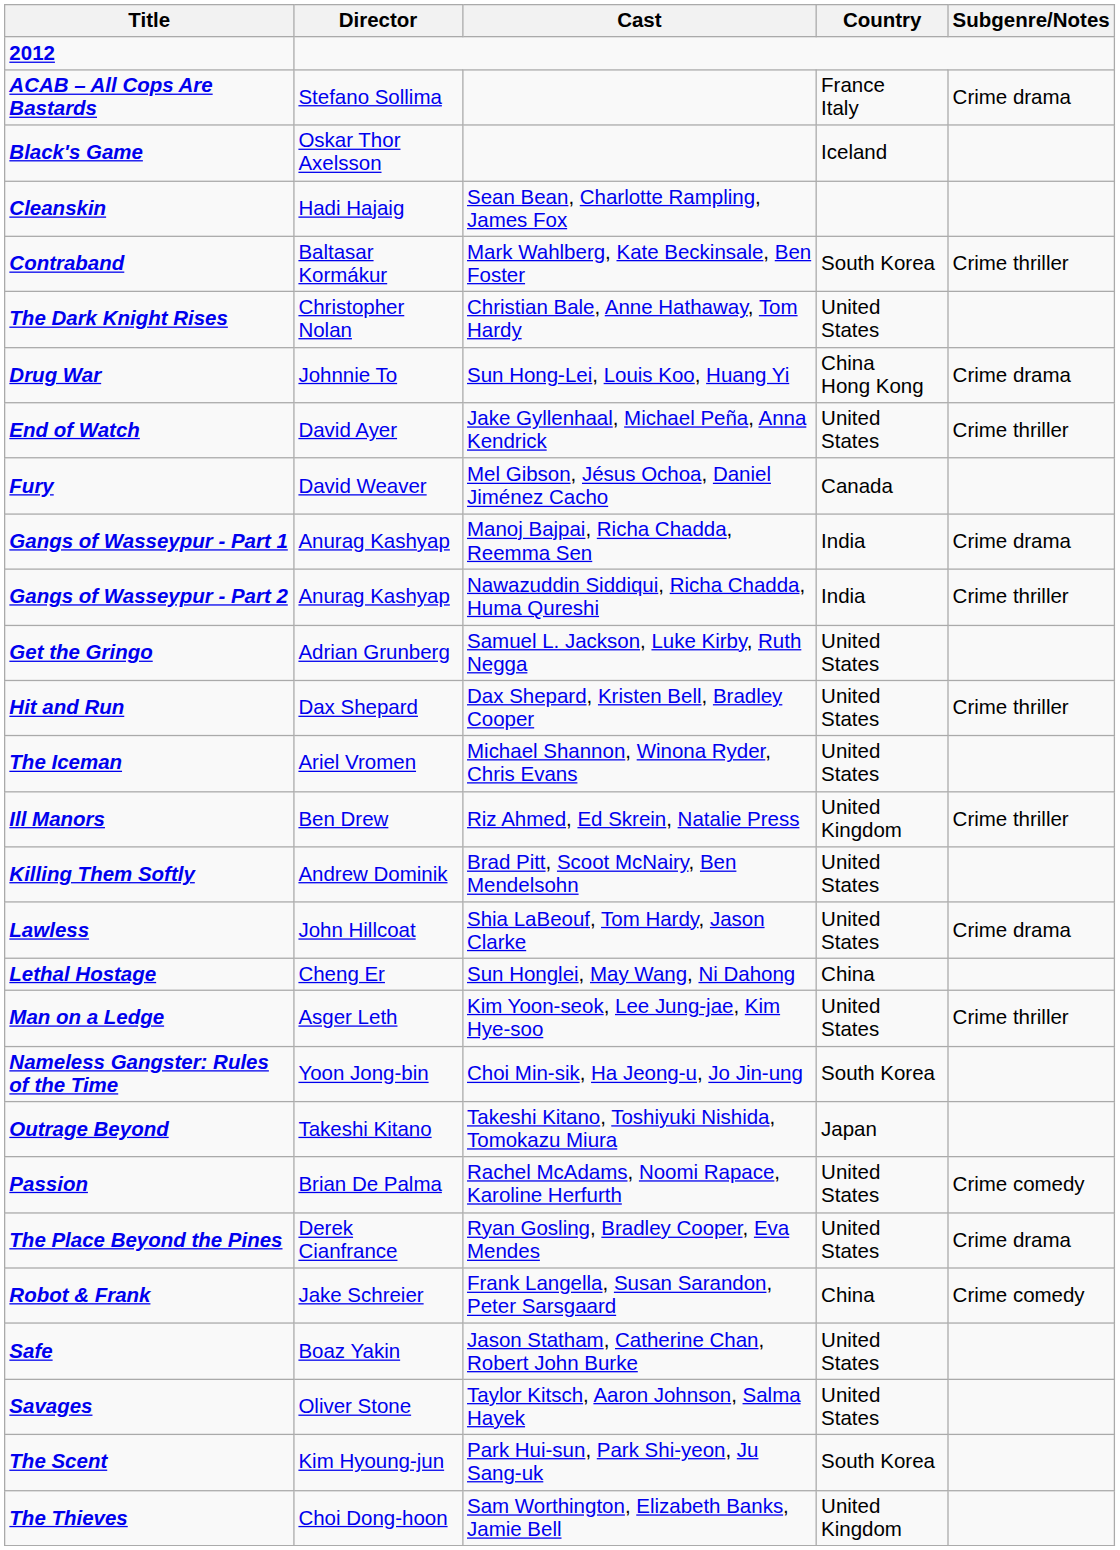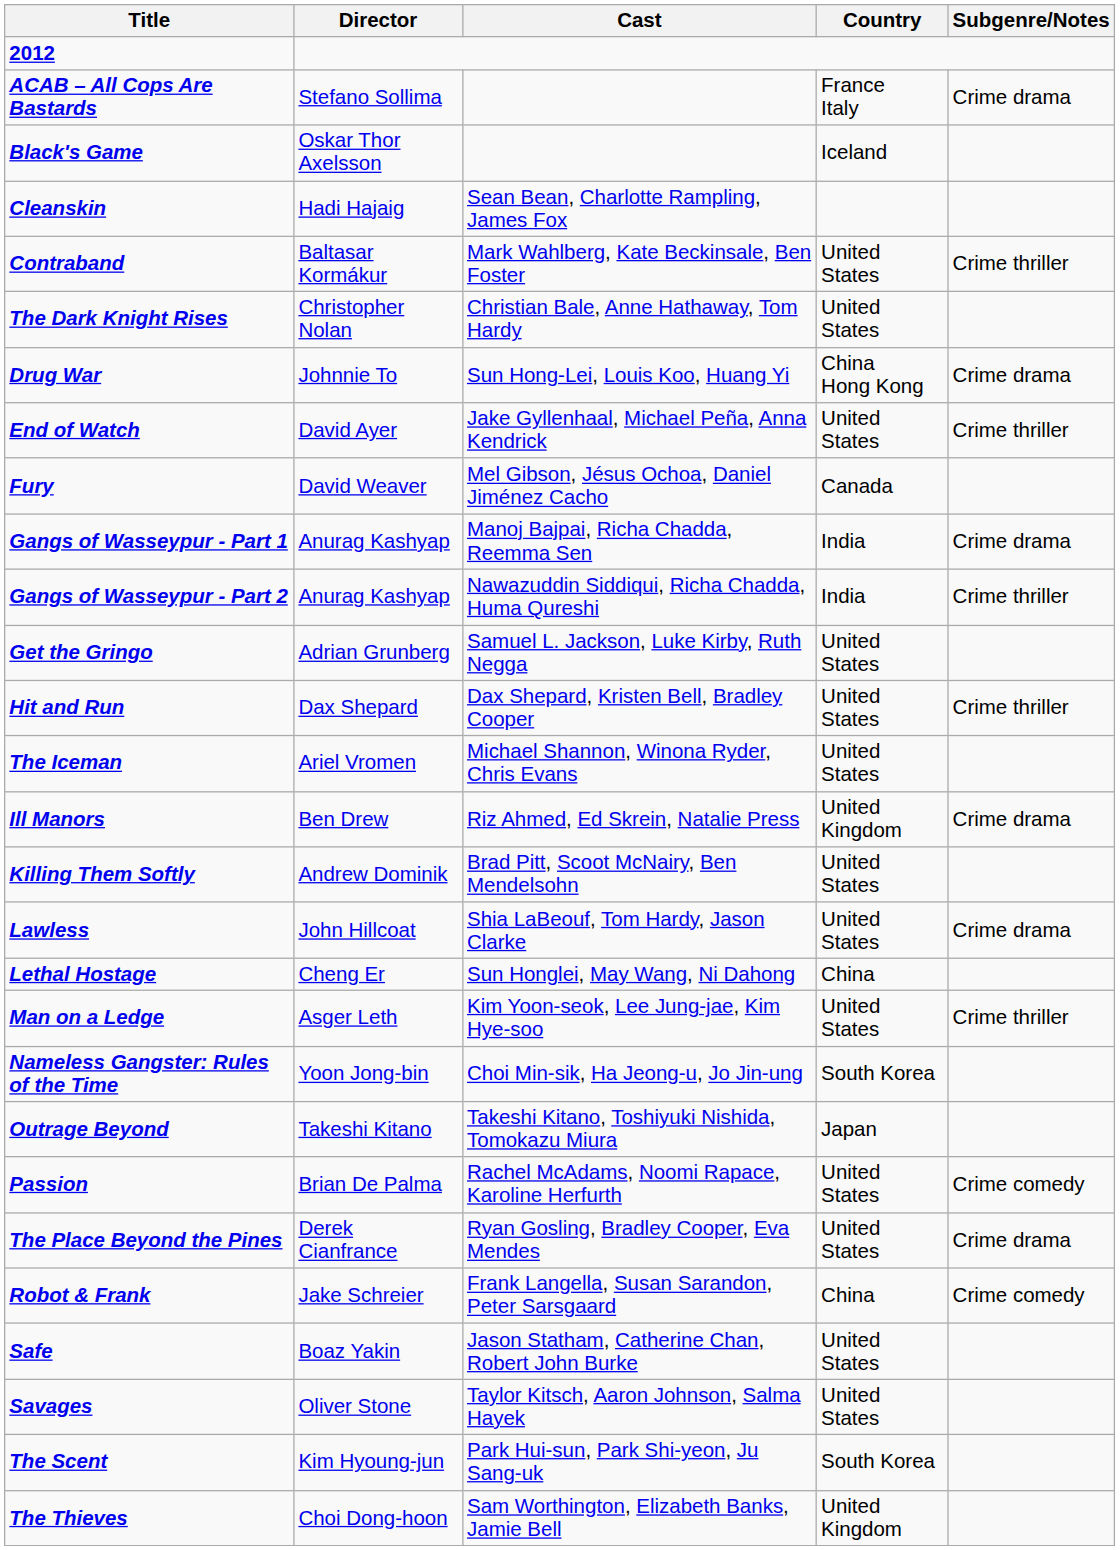(878, 263) South Korea -> (851, 263) United States
(1011, 818) Crime thriller -> (1012, 818) Crime drama
